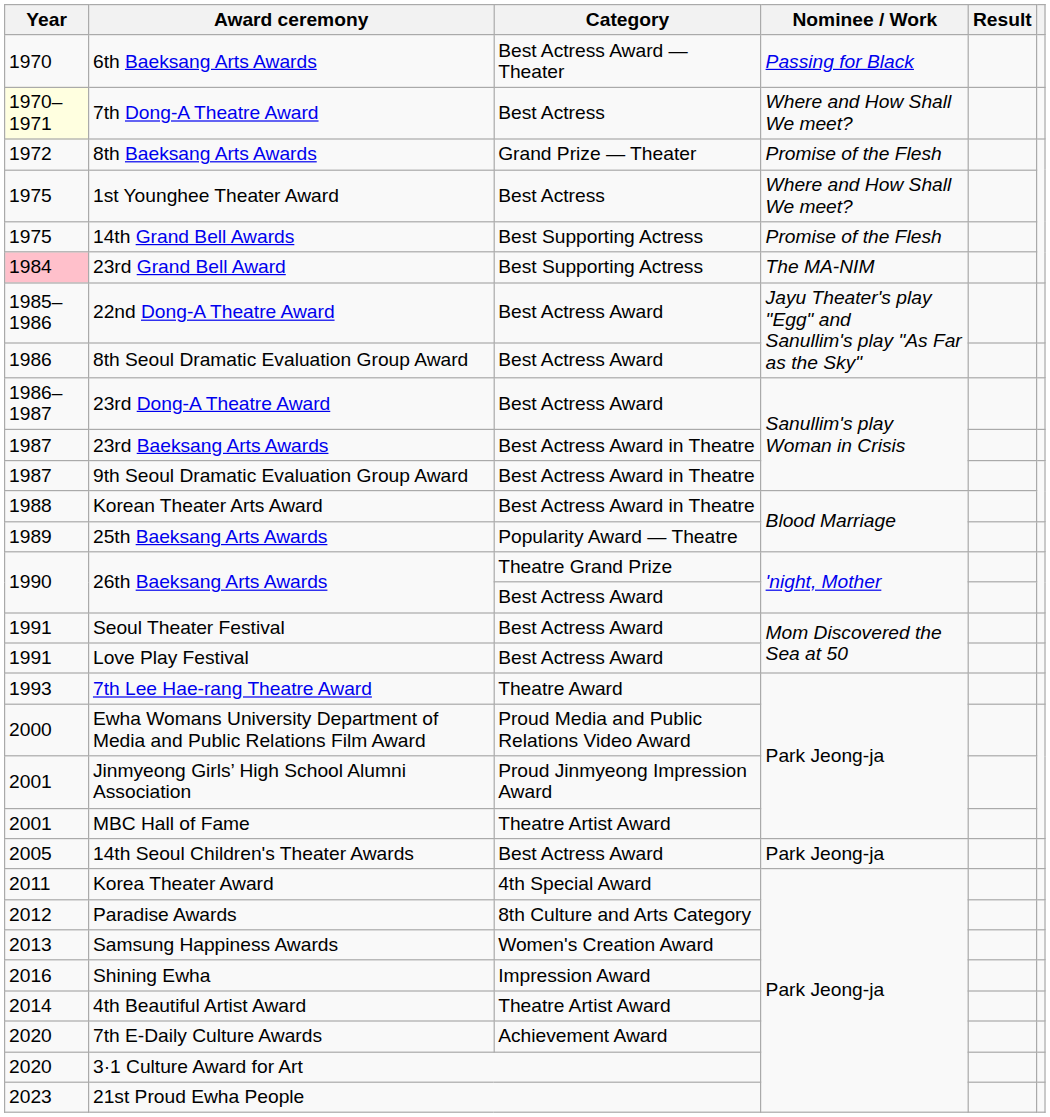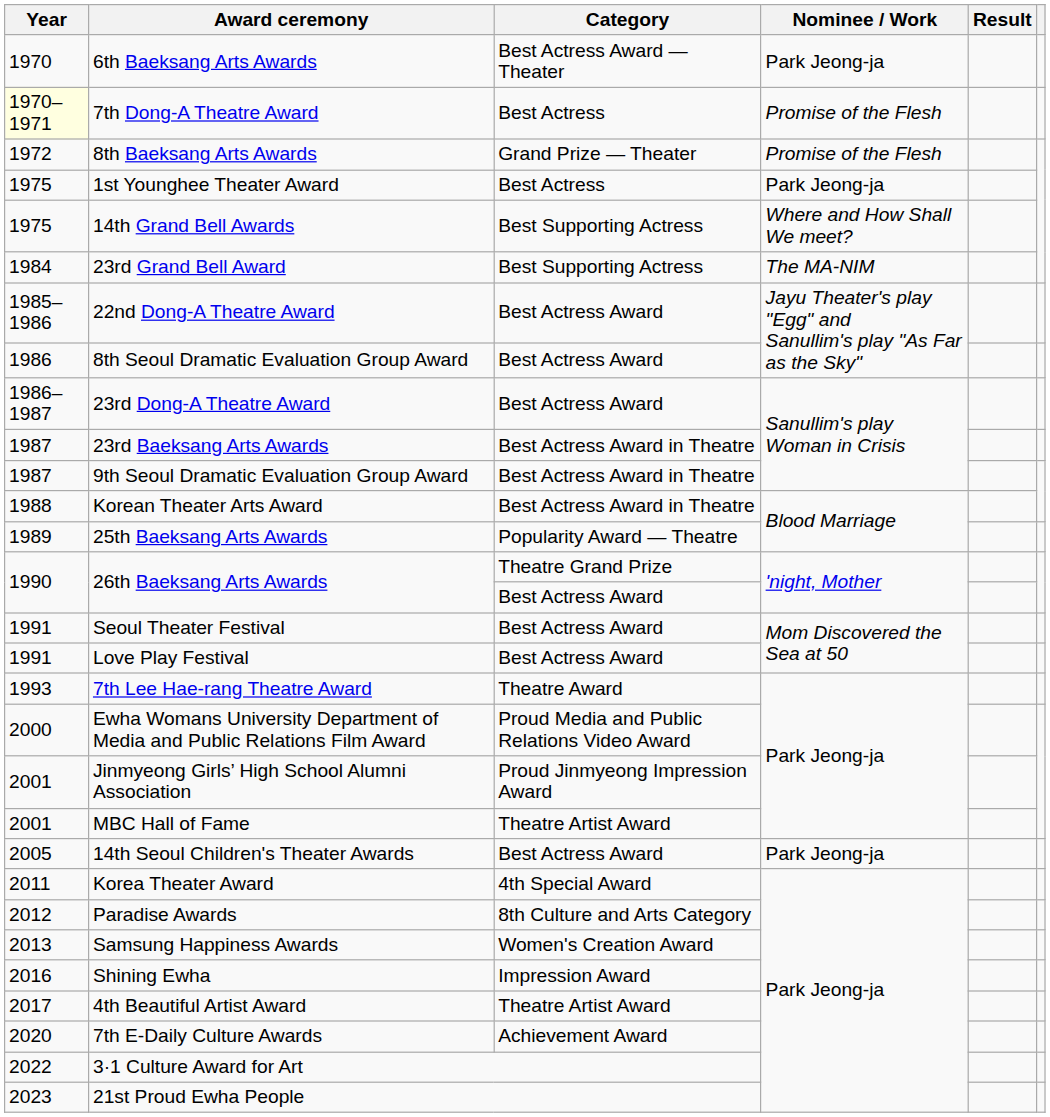(840, 60) Passing for Black -> (825, 60) Park Jeong-ja
(858, 113) Where and How Shall We meet? -> (854, 113) Promise of the Flesh
(858, 195) Where and How Shall We meet? -> (825, 184) Park Jeong-ja
(854, 236) Promise of the Flesh -> (858, 225) Where and How Shall We meet?
(30, 267) pink background -> (30, 267) no background
(30, 1005) 2014 -> (30, 1005) 2017
(30, 1066) 2020 -> (30, 1066) 2022
